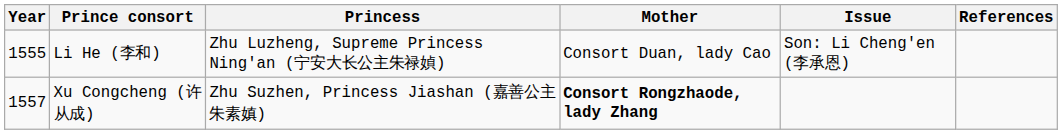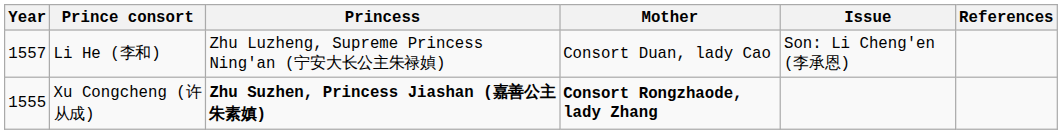(27, 54) 1555 -> (27, 54) 1557
(27, 103) 1557 -> (27, 103) 1555
(382, 104) normal -> (382, 104) bold
